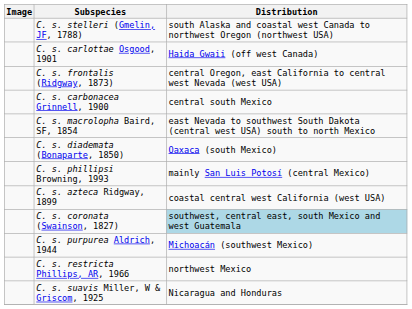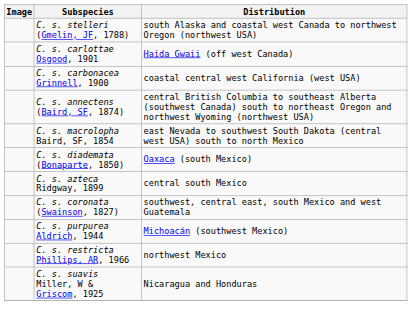- row: (75, 78)
(220, 102) central south Mexico -> (252, 78) coastal central west California (west USA)
+ row: (80, 107)
- row: (75, 174)
(277, 197) coastal central west California (west USA) -> (195, 183) central south Mexico
(274, 221) lightblue background -> (262, 207) no background
